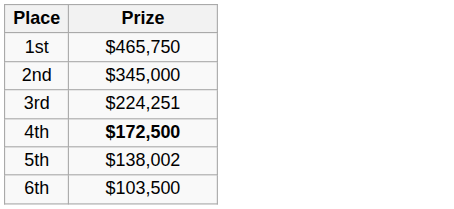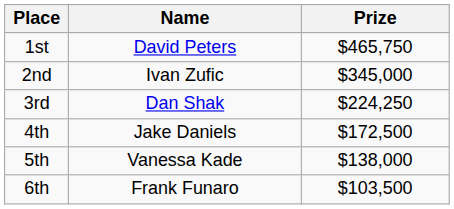+ column: (185, 18)
(143, 103) $224,251 -> (375, 103) $224,250
(143, 132) bold -> (375, 132) normal
(143, 160) $138,002 -> (375, 160) $138,000
